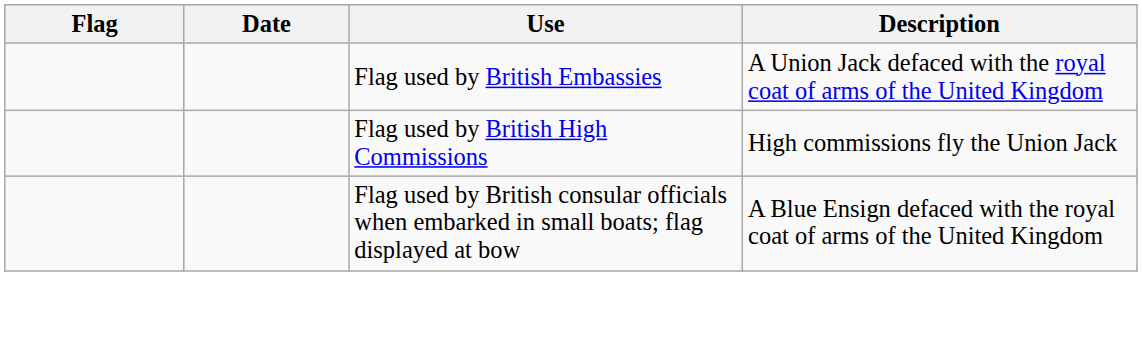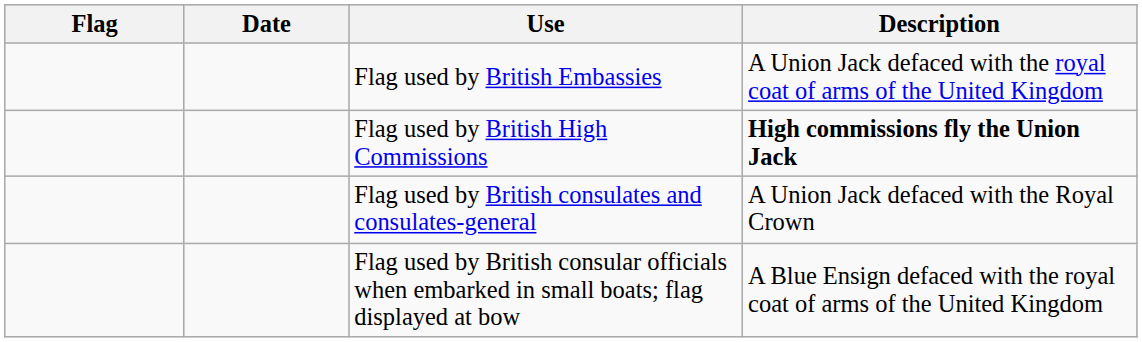(933, 142) normal -> (914, 142) bold
+ row: (528, 209)
